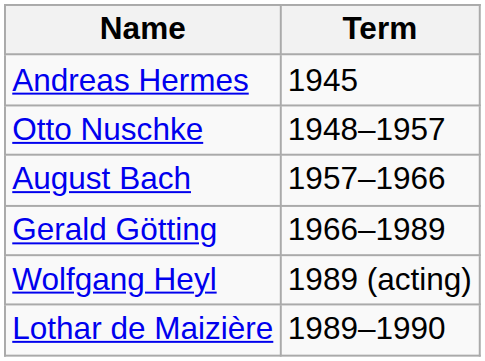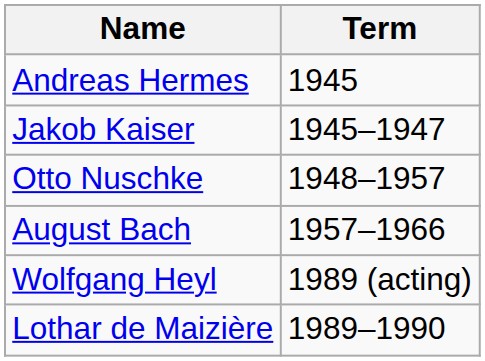+ row: (103, 129)
- row: (115, 229)
